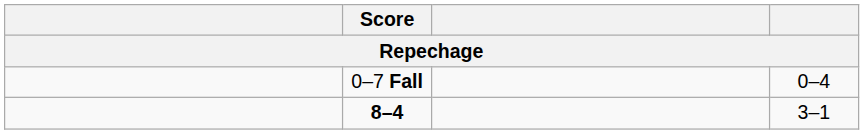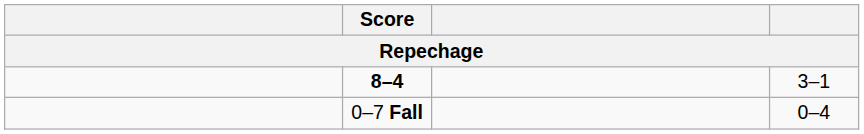rows swapped: (387, 81) <-> (387, 112)
